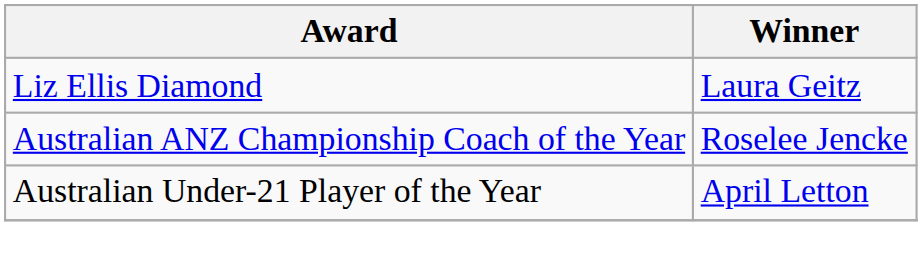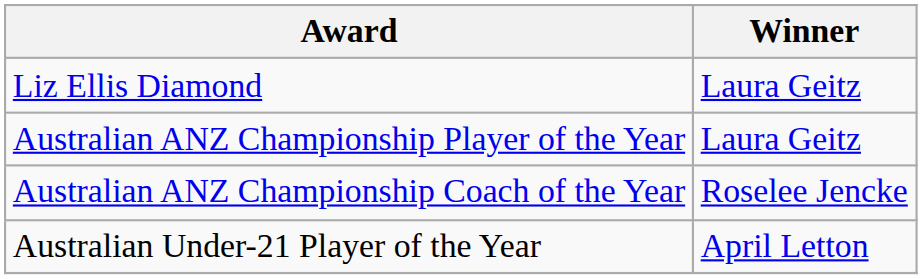+ row: (349, 138)
